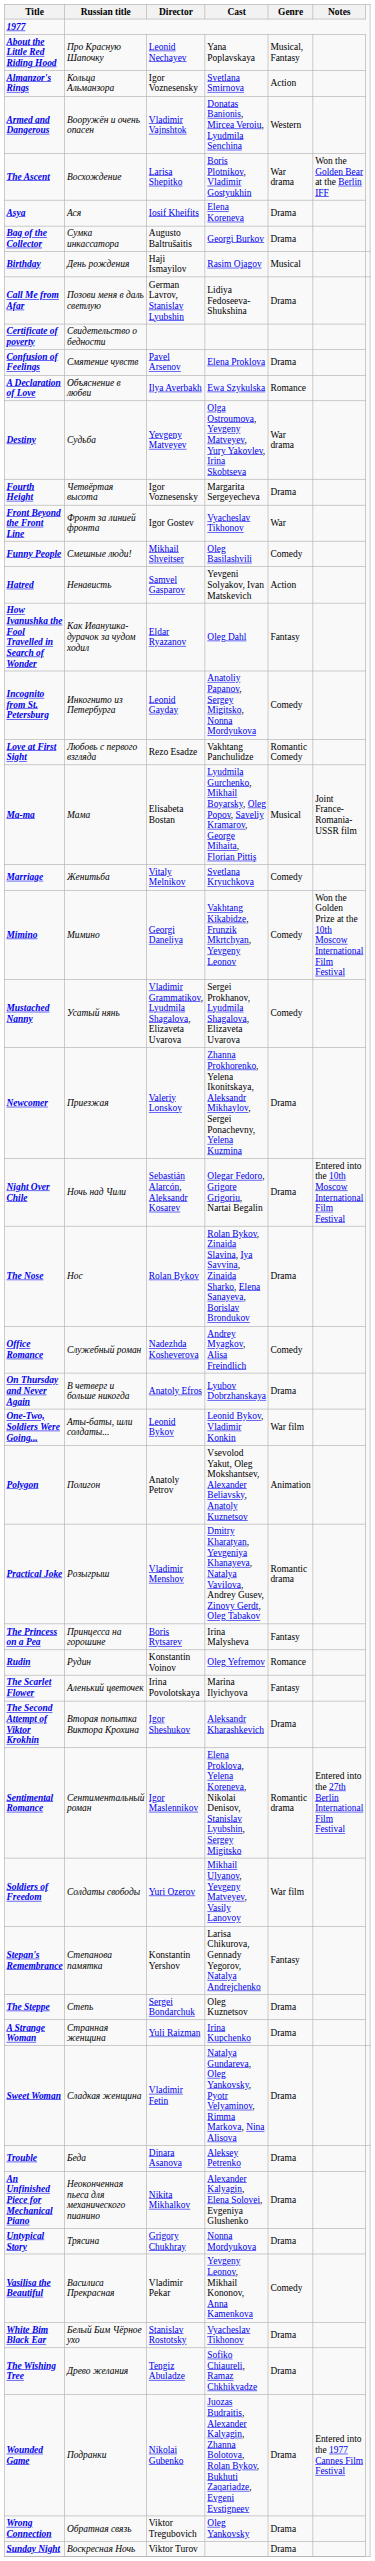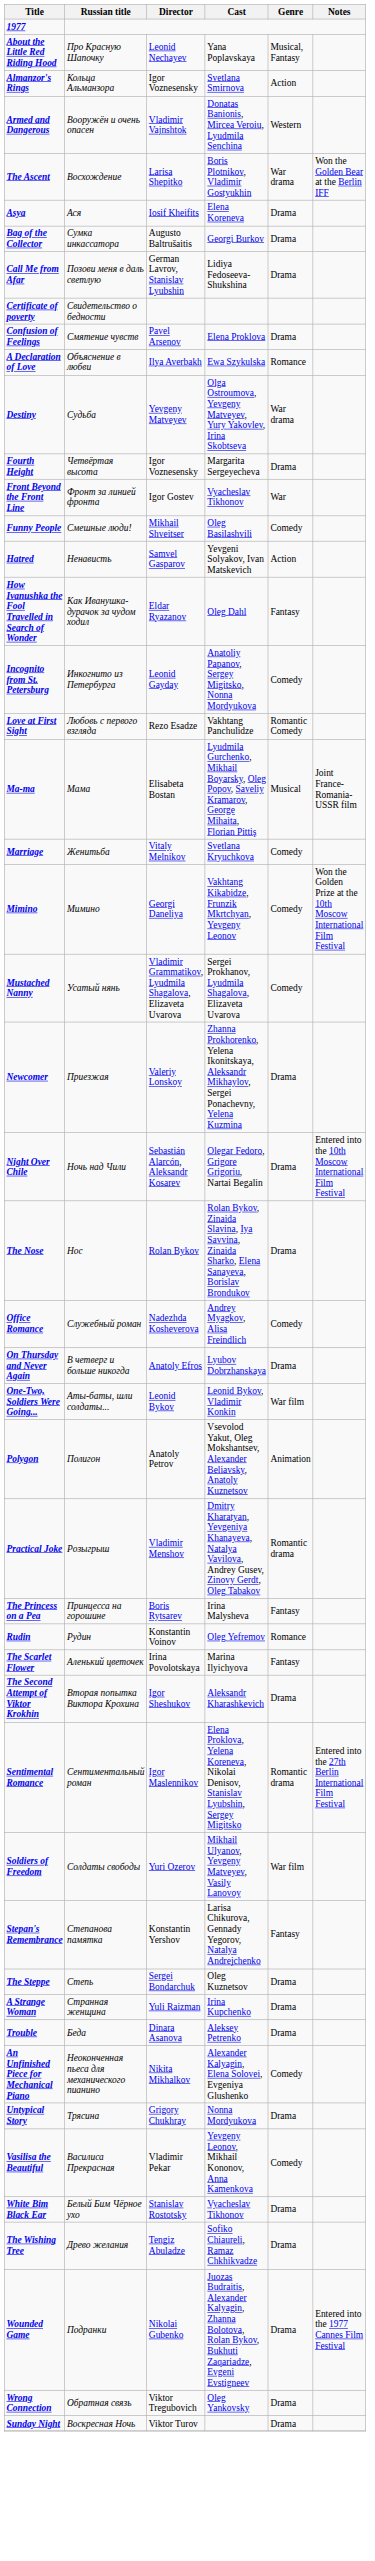- row: (24, 264)
- row: (34, 2095)
(283, 2200) Drama -> (286, 2074) Comedy
